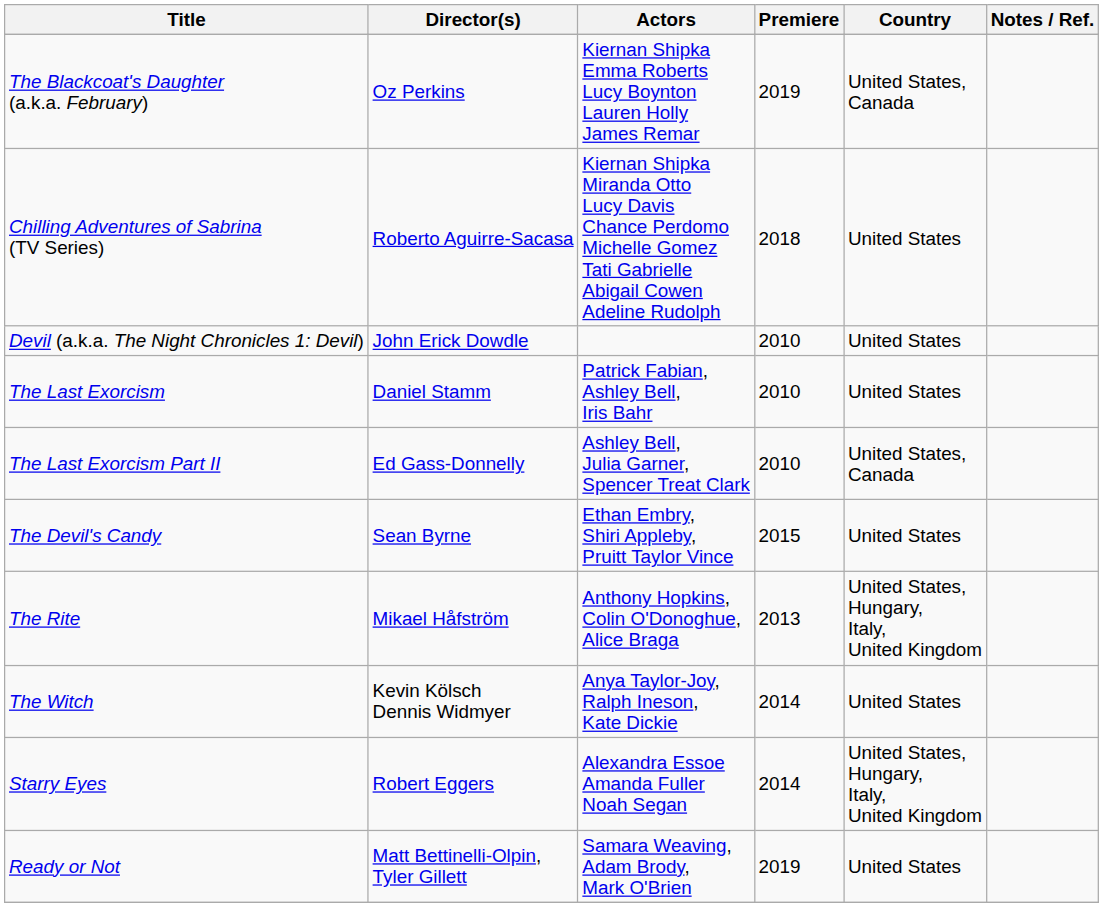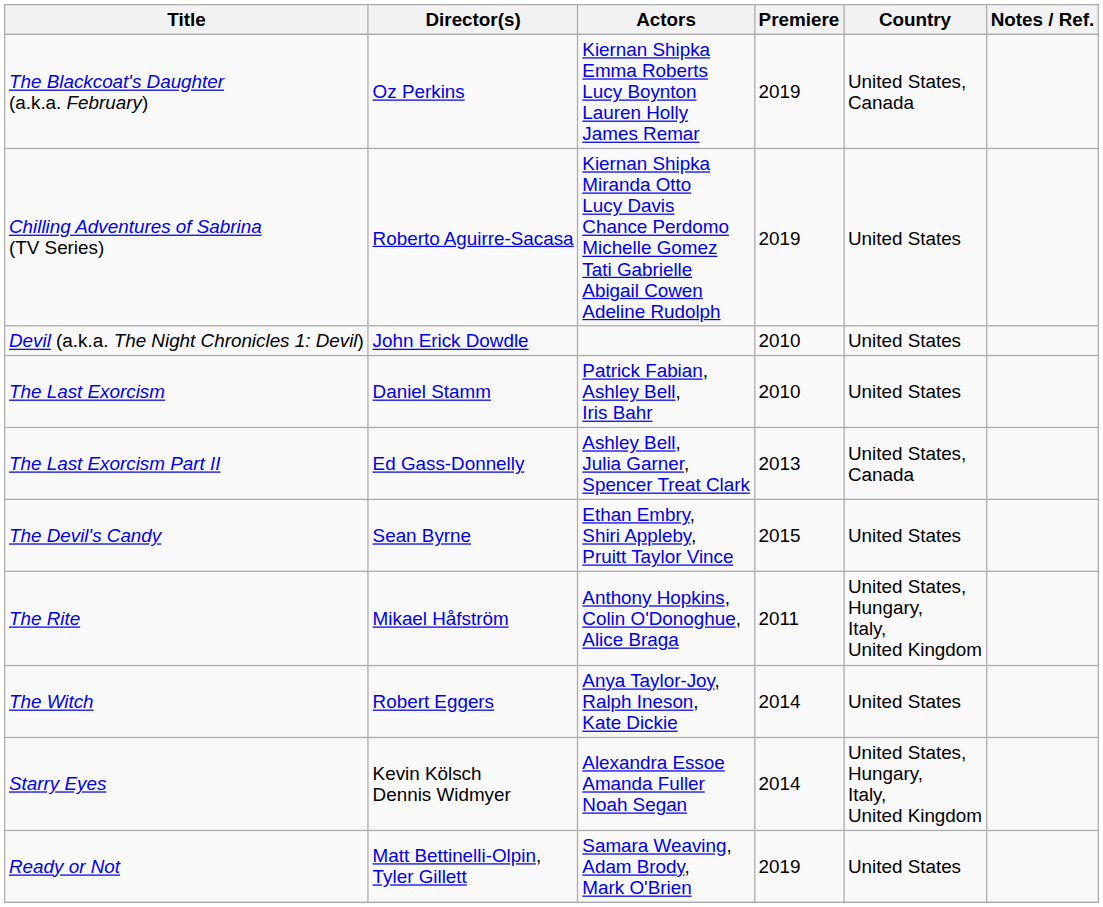(780, 238) 2018 -> (780, 238) 2019
(780, 464) 2010 -> (780, 464) 2013
(780, 619) 2013 -> (779, 619) 2011
(442, 701) Kevin Kölsch Dennis Widmyer -> (433, 701) Robert Eggers
(433, 784) Robert Eggers -> (442, 784) Kevin Kölsch Dennis Widmyer
